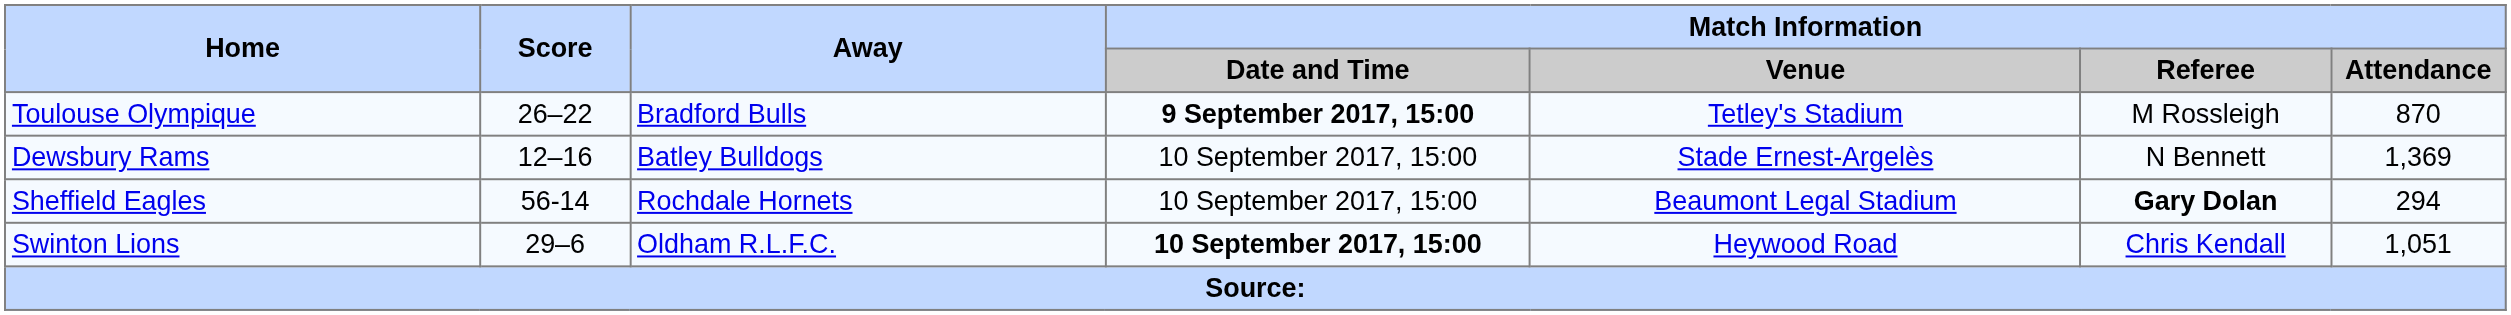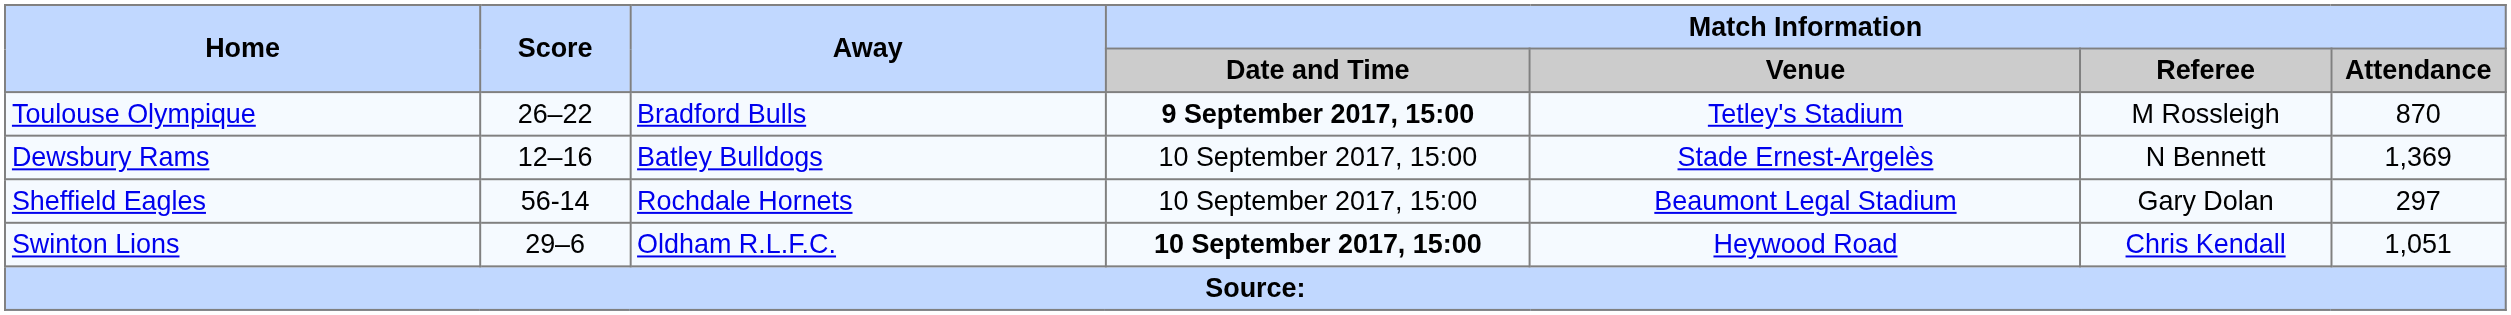(2206, 201) bold -> (2206, 201) normal
(2418, 201) 294 -> (2418, 201) 297
